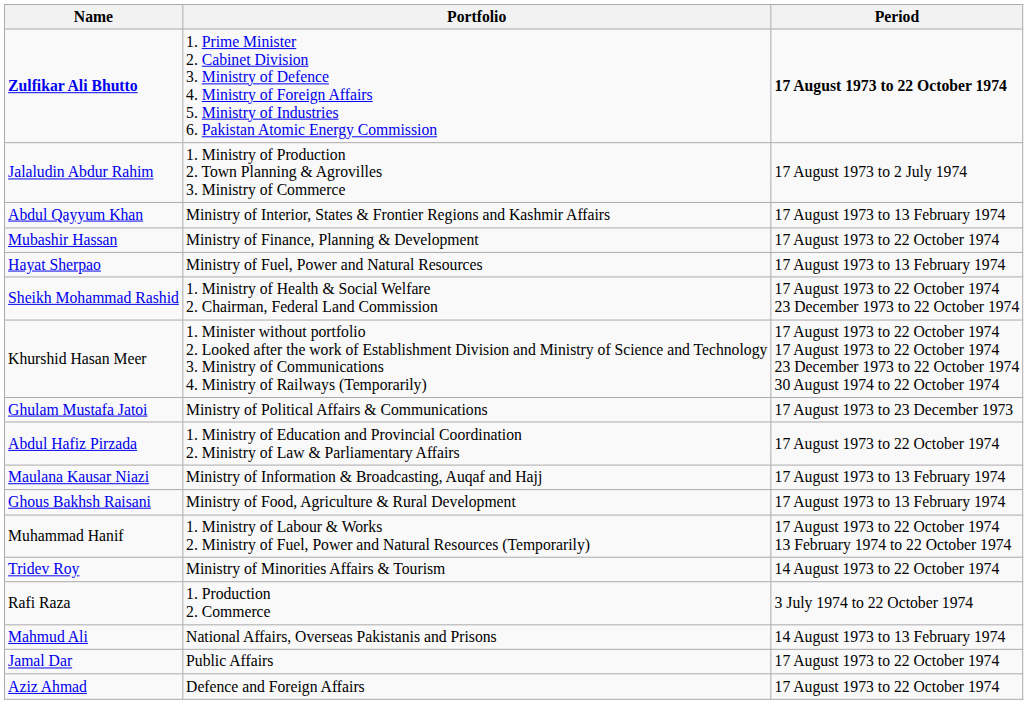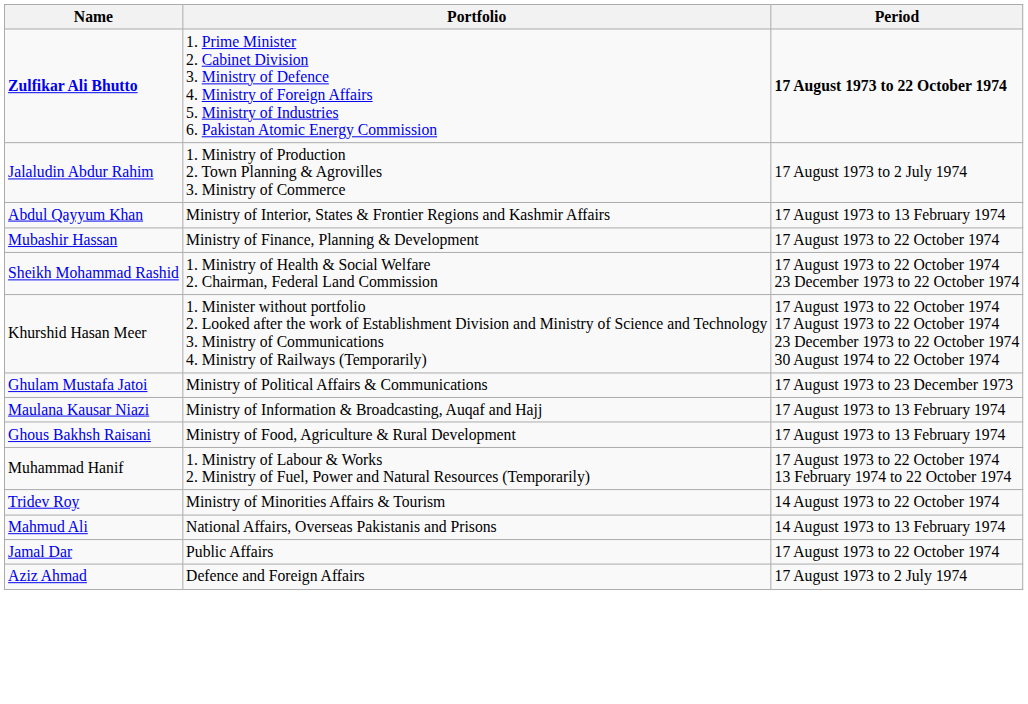- row: (54, 264)
- row: (73, 443)
- row: (39, 603)
(887, 686) 17 August 1973 to 22 October 1974 -> (871, 576) 17 August 1973 to 2 July 1974
